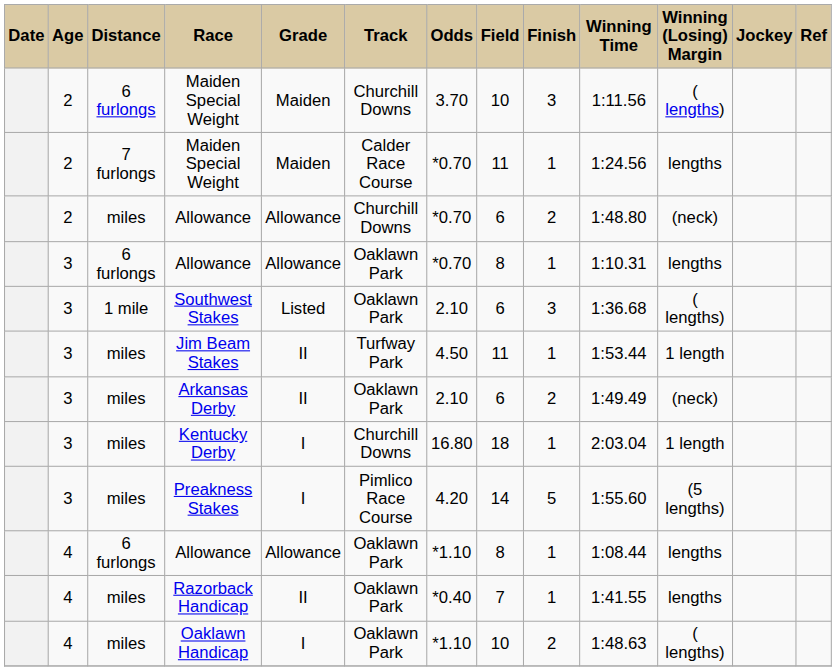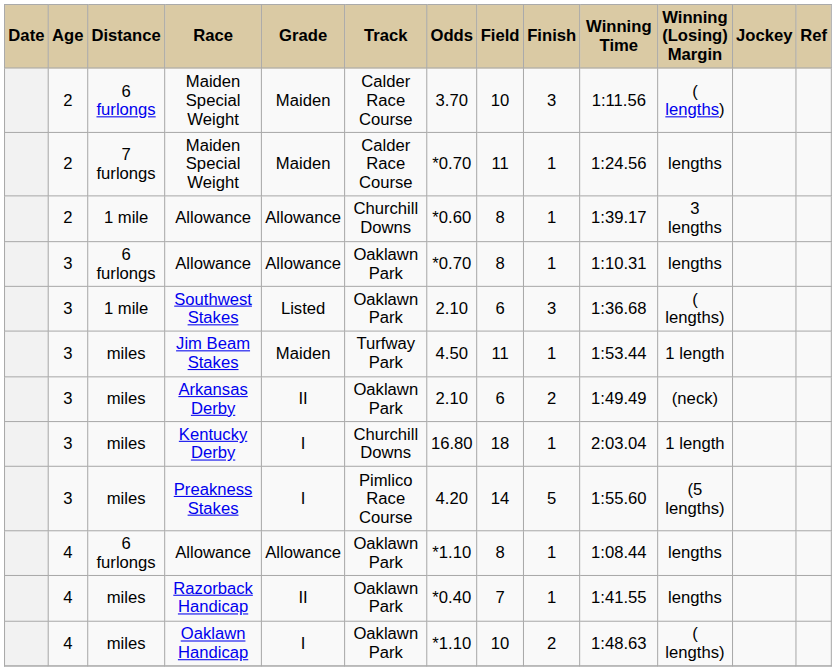(386, 100) Churchill Downs -> (386, 100) Calder Race Course
- row: (126, 218)
+ row: (126, 218)
(303, 353) II -> (303, 353) Maiden
